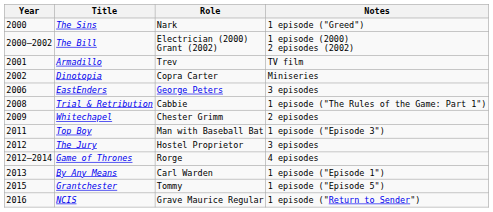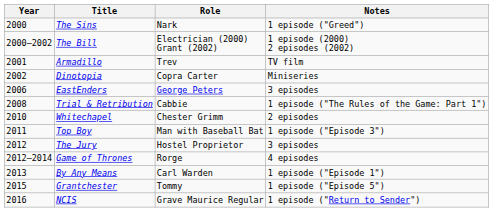(17, 117) 2009 -> (17, 117) 2010
